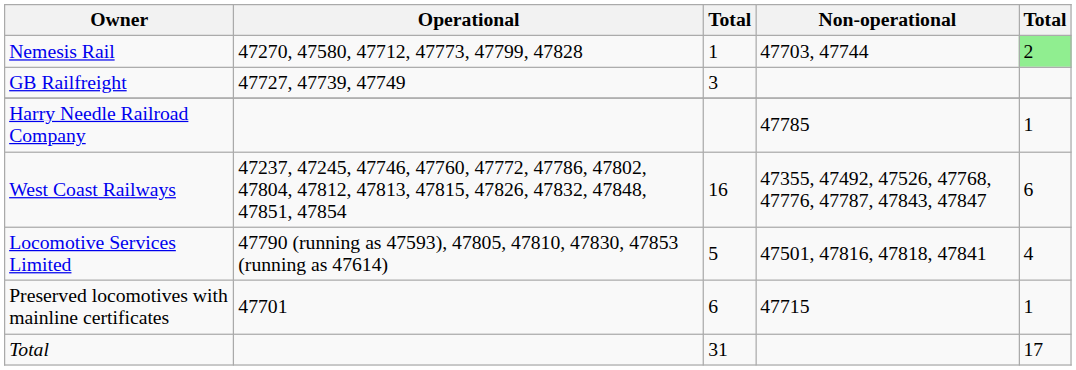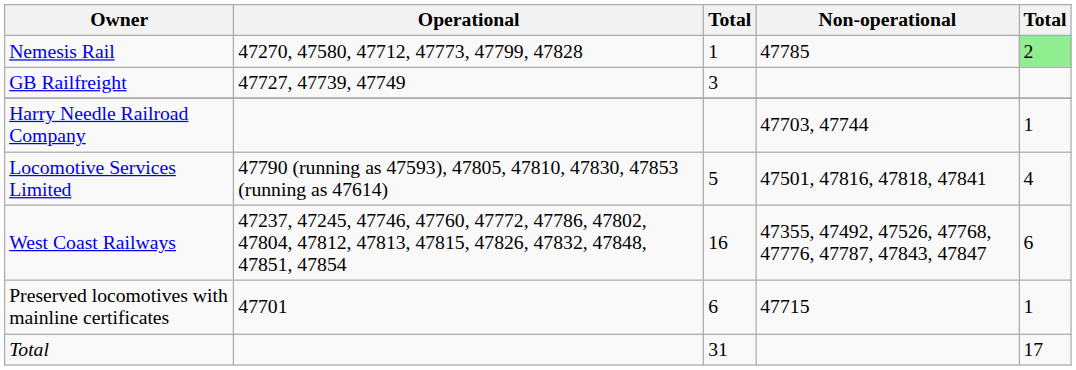(814, 51) 47703, 47744 -> (785, 51) 47785
(785, 124) 47785 -> (814, 124) 47703, 47744
rows swapped: (92, 253) <-> (93, 189)
